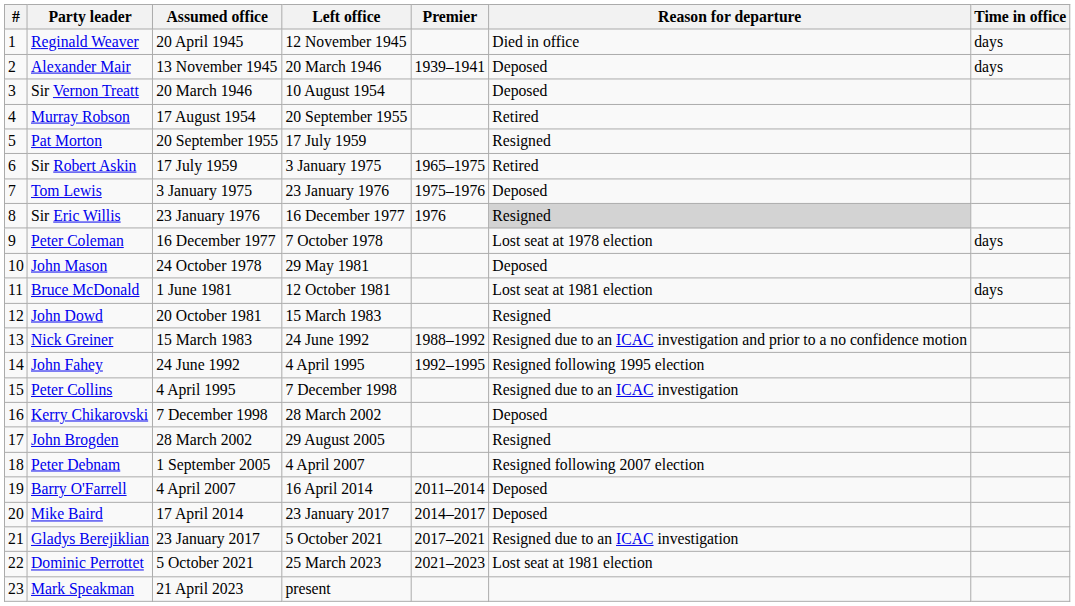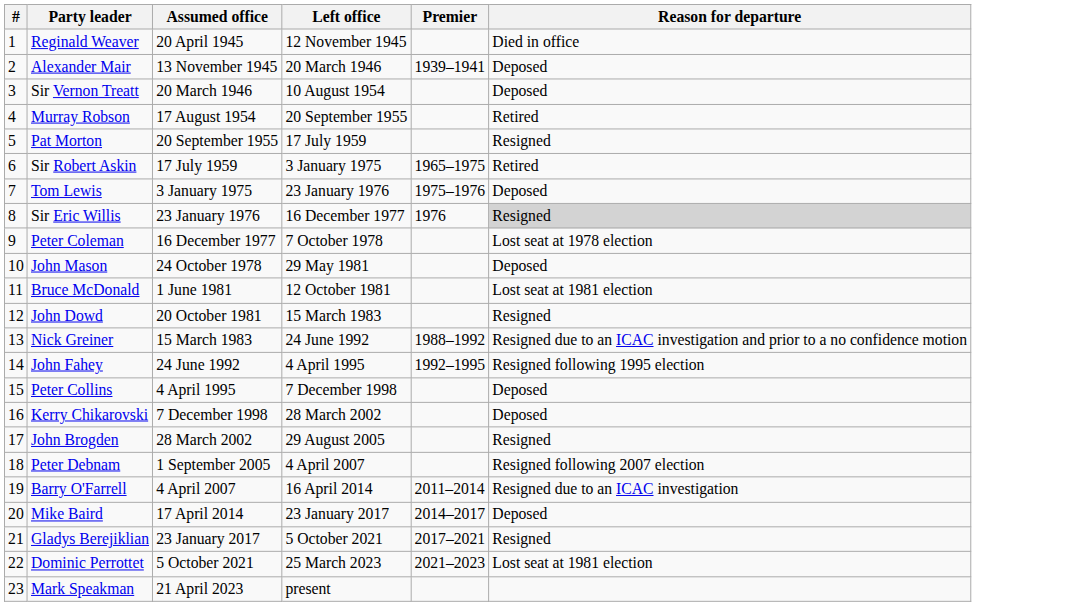- column: (1020, 16)
(615, 389) Resigned due to an ICAC investigation -> (520, 389) Deposed
(520, 489) Deposed -> (615, 489) Resigned due to an ICAC investigation
(615, 539) Resigned due to an ICAC investigation -> (522, 539) Resigned
